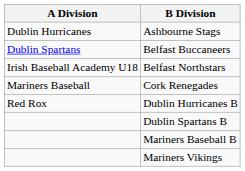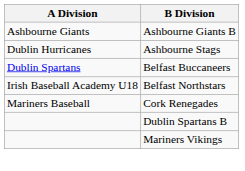+ row: (190, 31)
- row: (190, 103)
- row: (190, 139)
